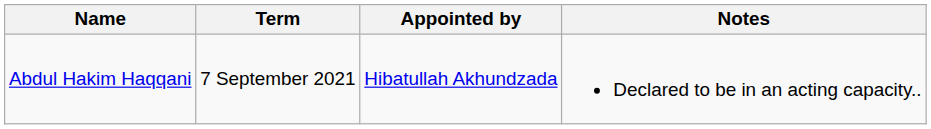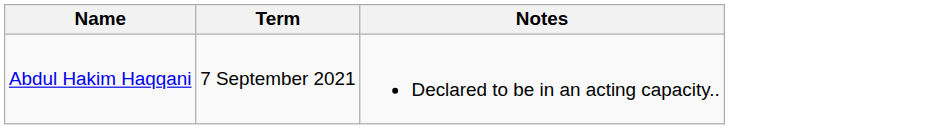- column: (461, 19)
